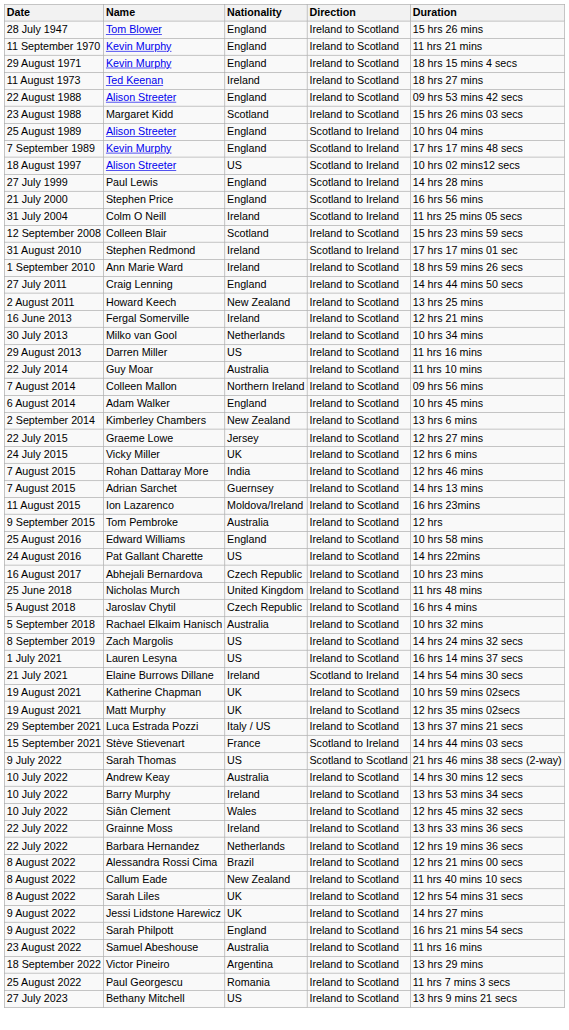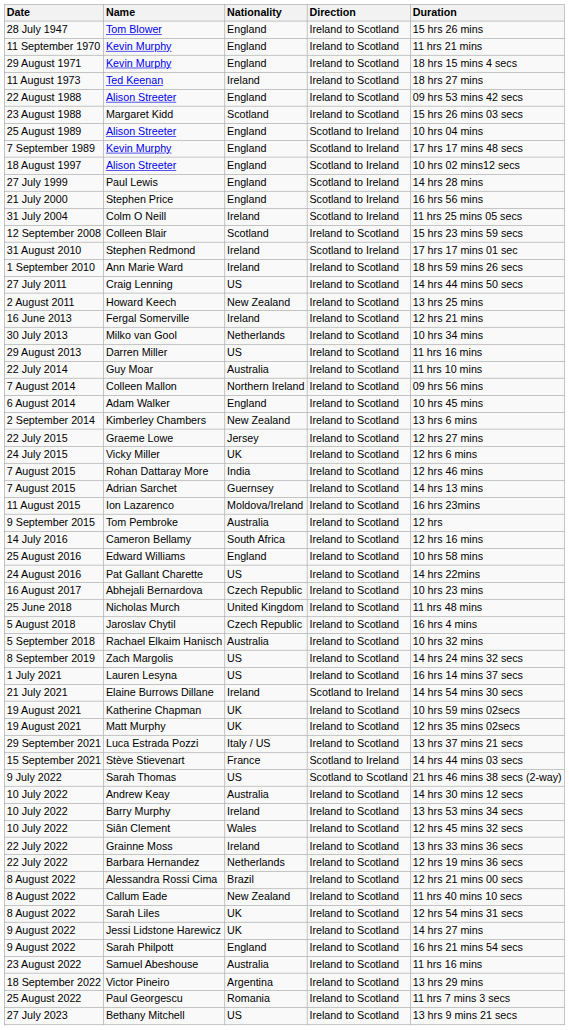(234, 166) US -> (247, 166) England
(247, 285) England -> (234, 285) US
+ row: (37, 540)
